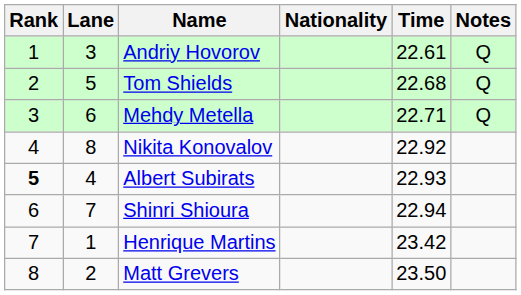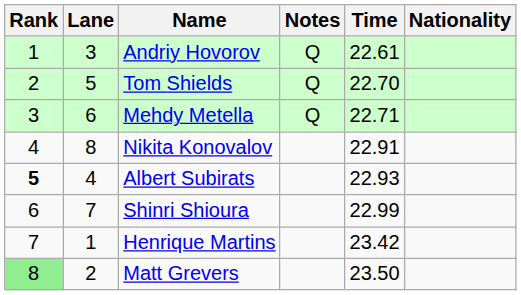columns swapped: (336, 20) <-> (483, 20)
(421, 83) 22.68 -> (375, 83) 22.70
(421, 147) 22.92 -> (375, 147) 22.91
(421, 210) 22.94 -> (375, 210) 22.99
(34, 274) no background -> (34, 274) lightgreen background
